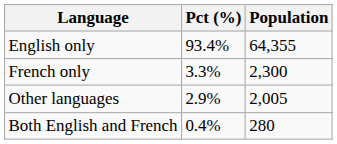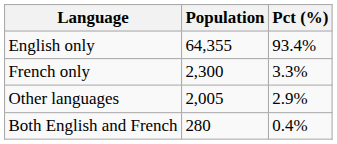columns swapped: (289, 17) <-> (213, 17)
